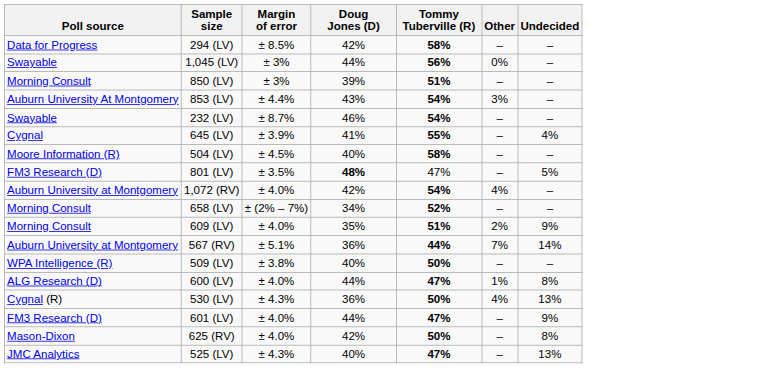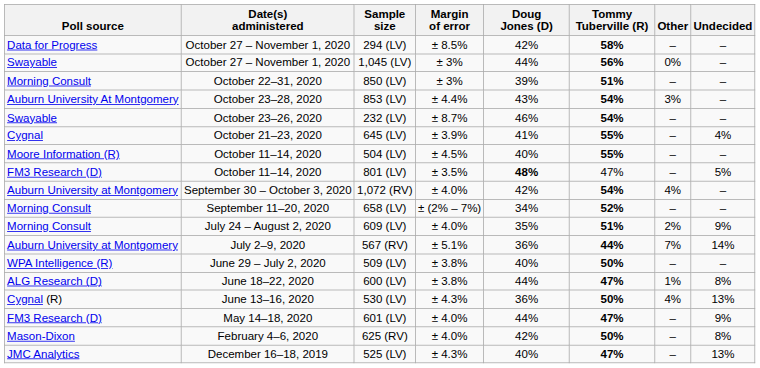+ column: (268, 20)
(439, 154) 58% -> (612, 154) 55%
(276, 281) ± 4.0% -> (450, 281) ± 3.8%
